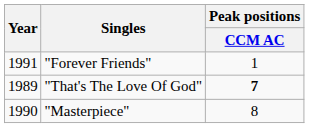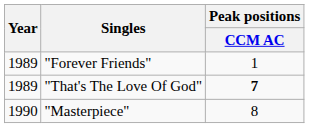(23, 63) 1991 -> (23, 63) 1989
